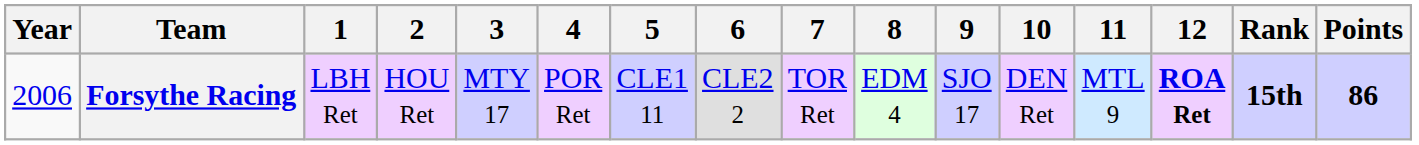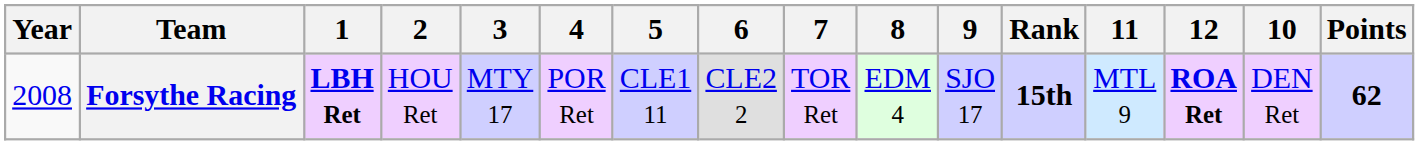columns swapped: (1037, 28) <-> (1274, 28)
(42, 95) 2006 -> (42, 95) 2008
(340, 94) normal -> (342, 95) bold
(1363, 95) 86 -> (1367, 95) 62
